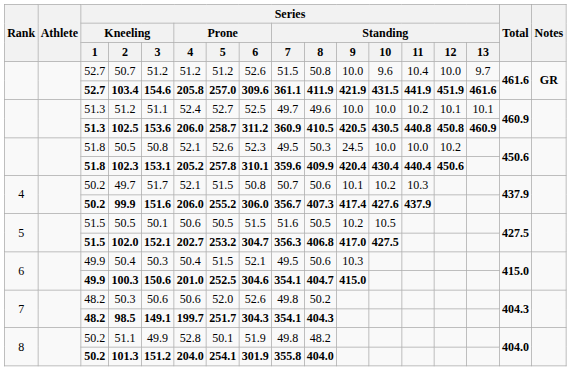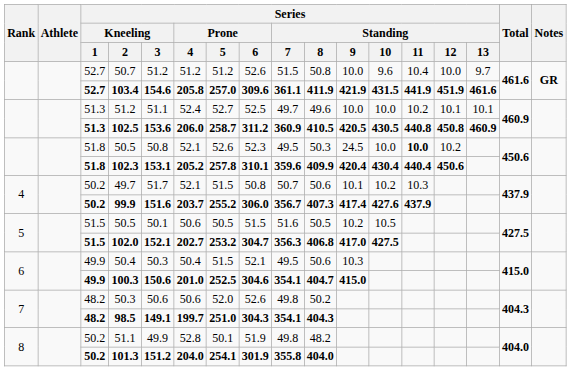(418, 147) normal -> (418, 147) bold
(190, 204) 206.0 -> (190, 204) 203.7
(223, 318) 251.7 -> (223, 318) 251.0
